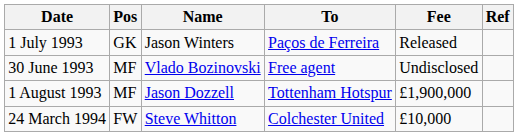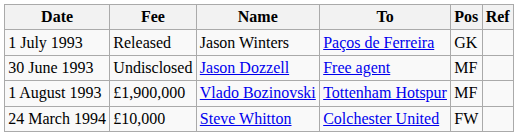columns swapped: (125, 17) <-> (439, 17)
(203, 67) Vlado Bozinovski -> (244, 67) Jason Dozzell
(189, 93) Jason Dozzell -> (258, 93) Vlado Bozinovski
